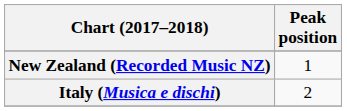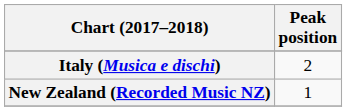rows swapped: (140, 92) <-> (140, 65)
